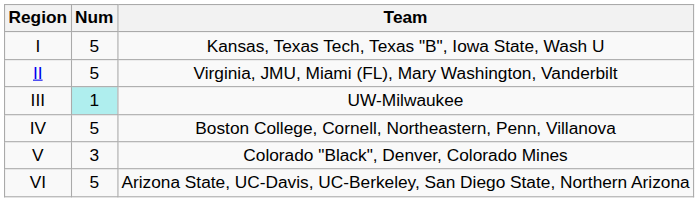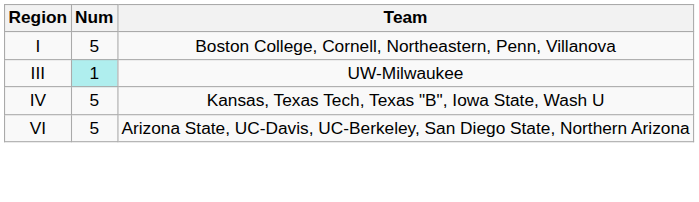(406, 45) Kansas, Texas Tech, Texas "B", Iowa State, Wash U -> (406, 45) Boston College, Cornell, Northeastern, Penn, Villanova
- row: (38, 73)
(406, 127) Boston College, Cornell, Northeastern, Penn, Villanova -> (406, 100) Kansas, Texas Tech, Texas "B", Iowa State, Wash U
- row: (38, 155)
